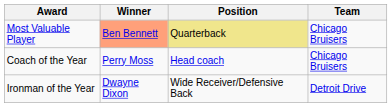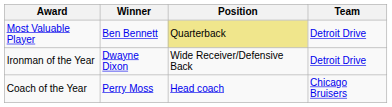(130, 34) lightsalmon background -> (130, 34) no background
(329, 34) Chicago Bruisers -> (338, 34) Detroit Drive
rows swapped: (51, 88) <-> (47, 61)
